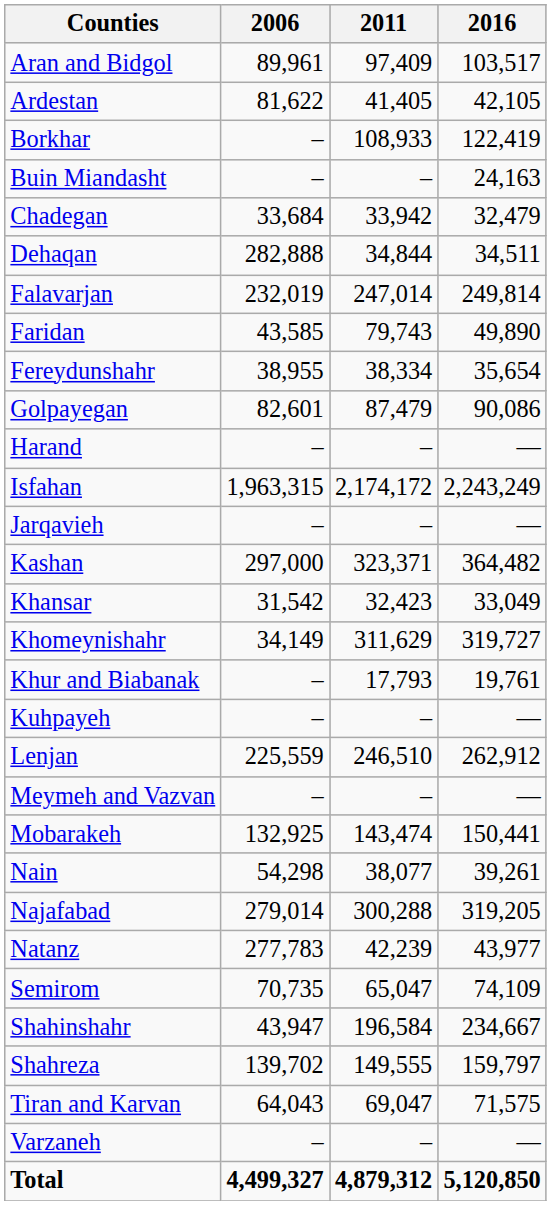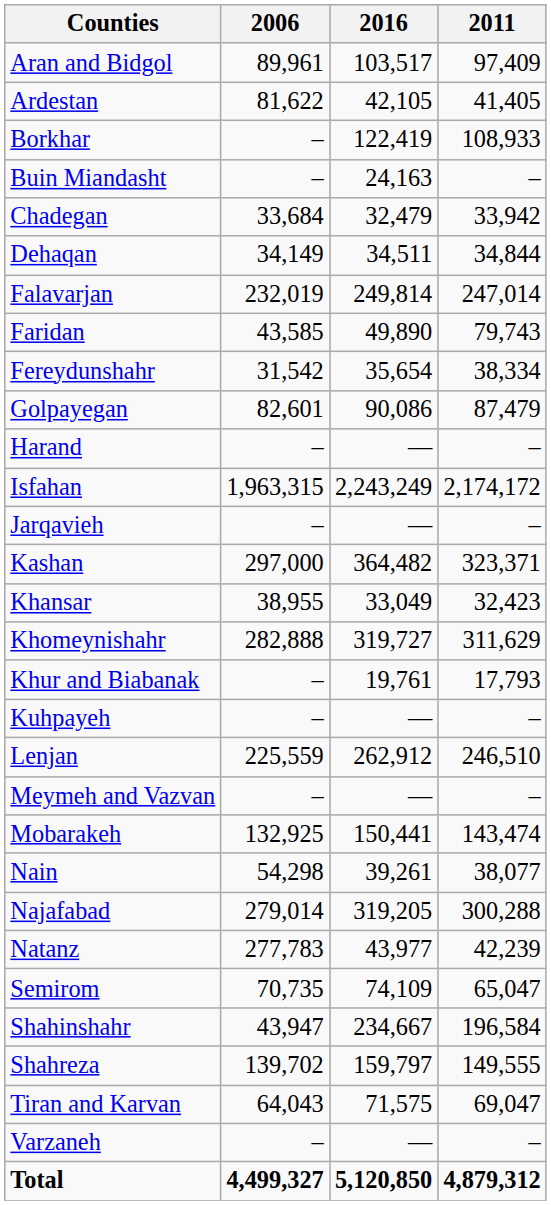columns swapped: (384, 23) <-> (492, 23)
(284, 255) 282,888 -> (290, 255) 34,149
(290, 370) 38,955 -> (290, 370) 31,542
(290, 602) 31,542 -> (290, 602) 38,955
(290, 640) 34,149 -> (284, 640) 282,888
